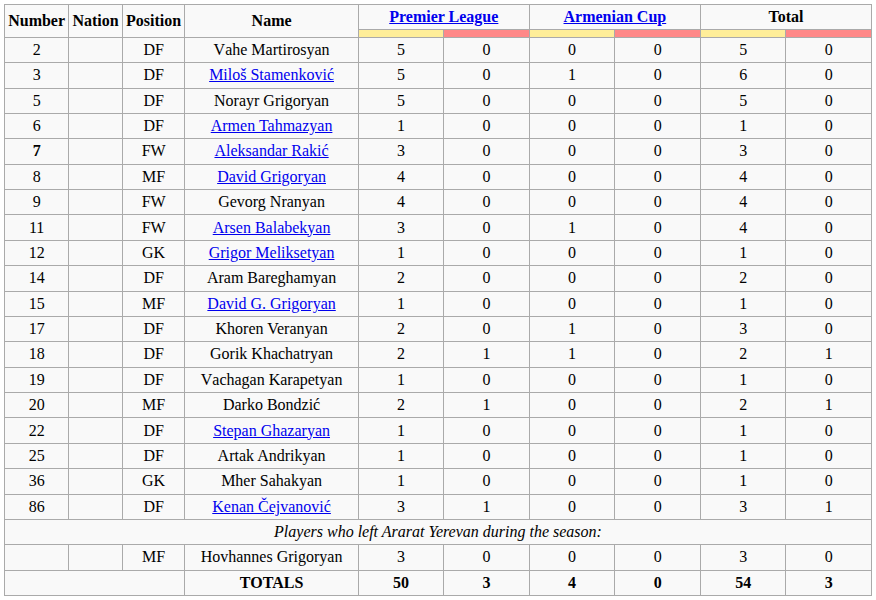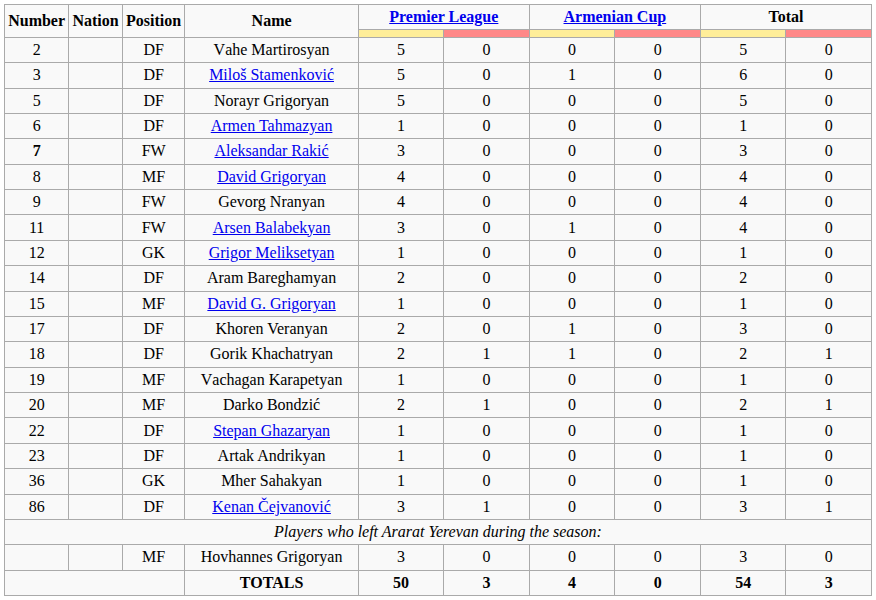(154, 379) DF -> (154, 379) MF
(37, 455) 25 -> (37, 455) 23
